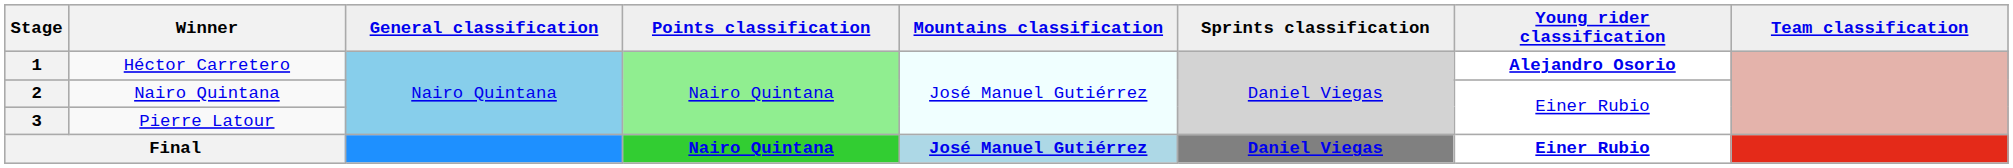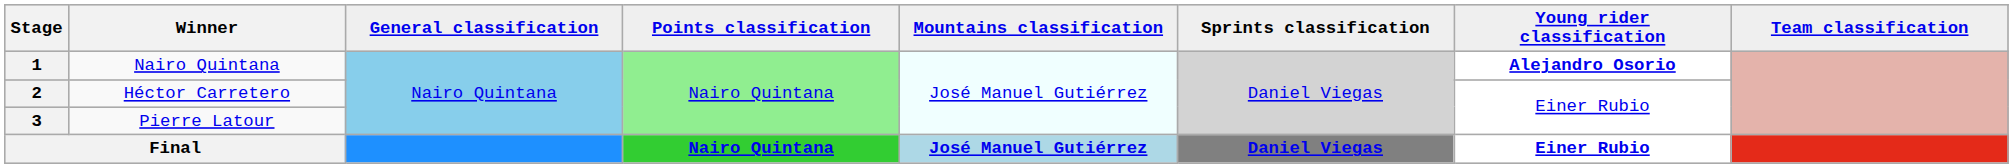(207, 65) Héctor Carretero -> (207, 65) Nairo Quintana
(207, 93) Nairo Quintana -> (207, 93) Héctor Carretero
